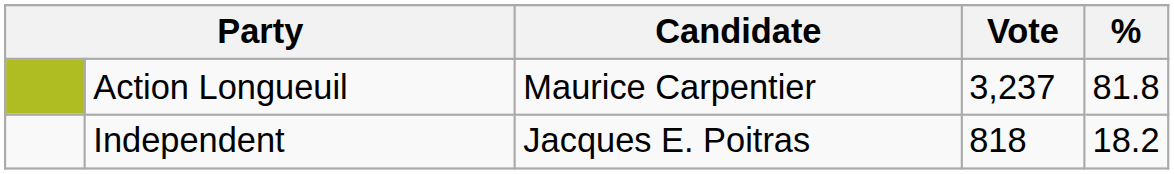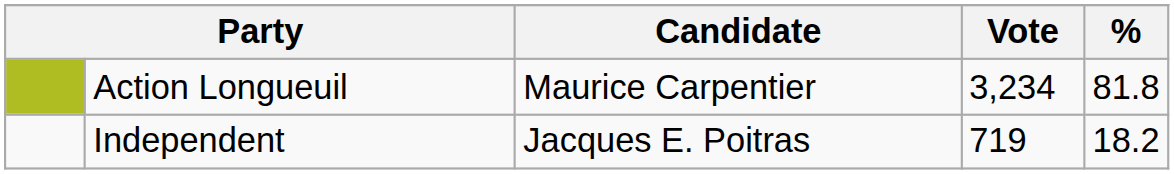(1012, 86) 3,237 -> (1012, 86) 3,234
(998, 140) 818 -> (998, 140) 719
